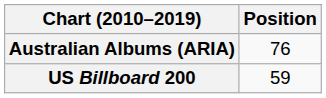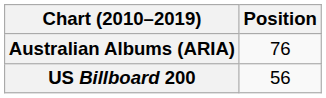(280, 78) 59 -> (280, 78) 56
